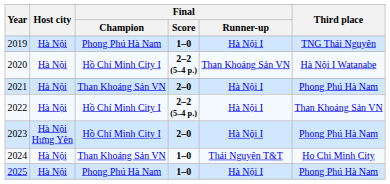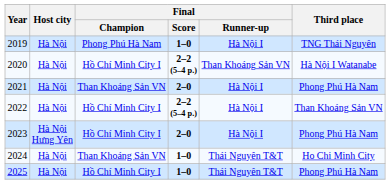(122, 171) Phong Phú Hà Nam -> (122, 171) Hồ Chí Minh City I
(246, 171) Hà Nội I -> (246, 171) Thái Nguyên T&T
